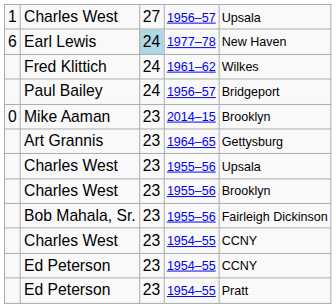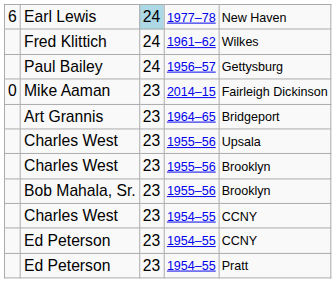- row: (71, 16)
(251, 92) Bridgeport -> (252, 67) Gettysburg
(246, 116) Brooklyn -> (275, 92) Fairleigh Dickinson
(252, 141) Gettysburg -> (251, 116) Bridgeport
(275, 216) Fairleigh Dickinson -> (246, 191) Brooklyn
